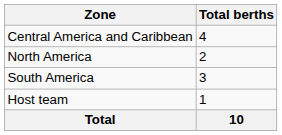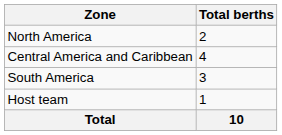rows swapped: (50, 57) <-> (100, 36)
